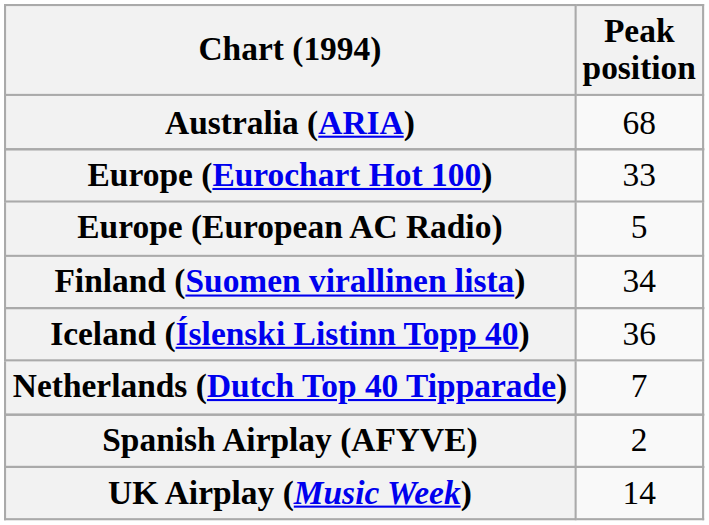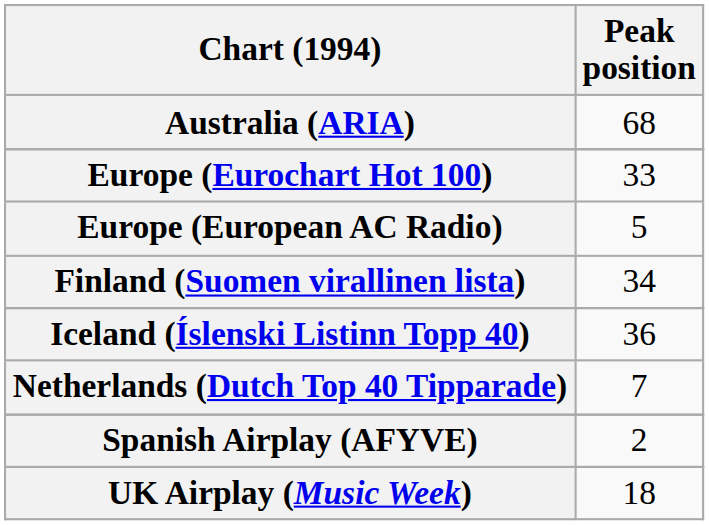(639, 492) 14 -> (639, 492) 18
